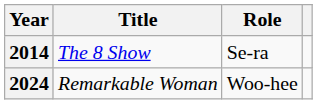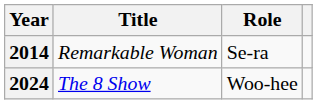(104, 51) The 8 Show -> (138, 51) Remarkable Woman
(138, 83) Remarkable Woman -> (104, 83) The 8 Show
